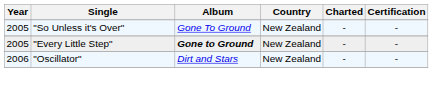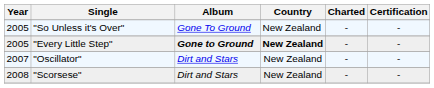(292, 43) normal -> (293, 43) bold
(18, 59) 2006 -> (18, 59) 2007
+ row: (57, 75)
